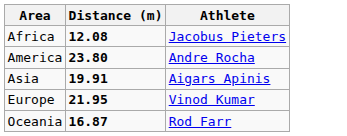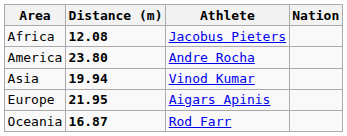+ column: (316, 15)
(88, 79) 19.91 -> (88, 79) 19.94
(220, 79) Aigars Apinis -> (212, 79) Vinod Kumar
(212, 100) Vinod Kumar -> (220, 100) Aigars Apinis
